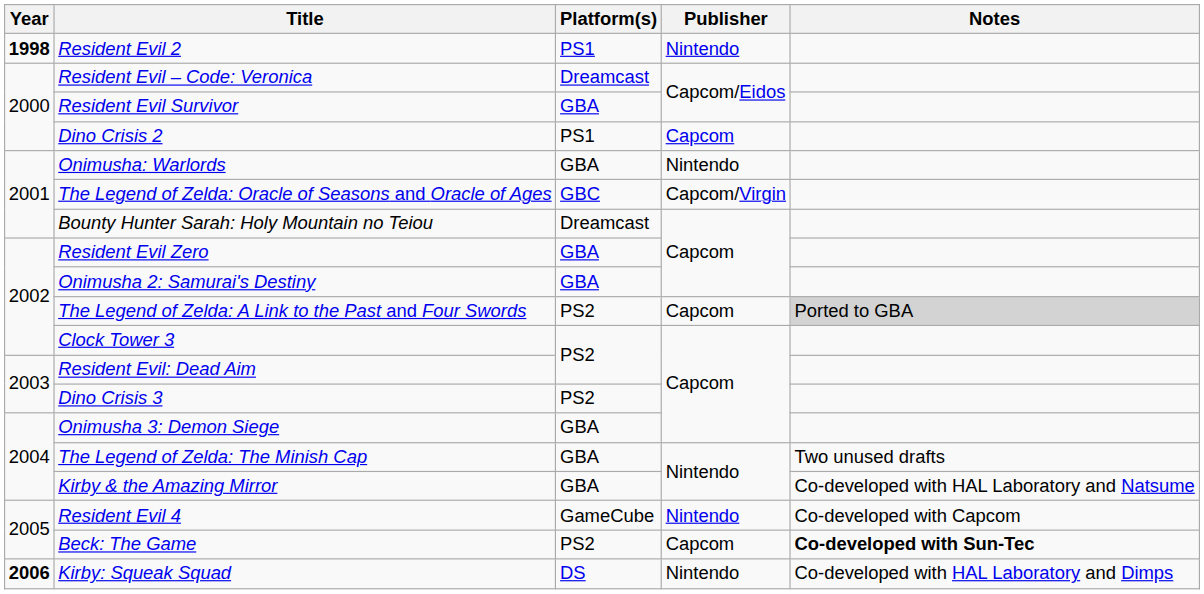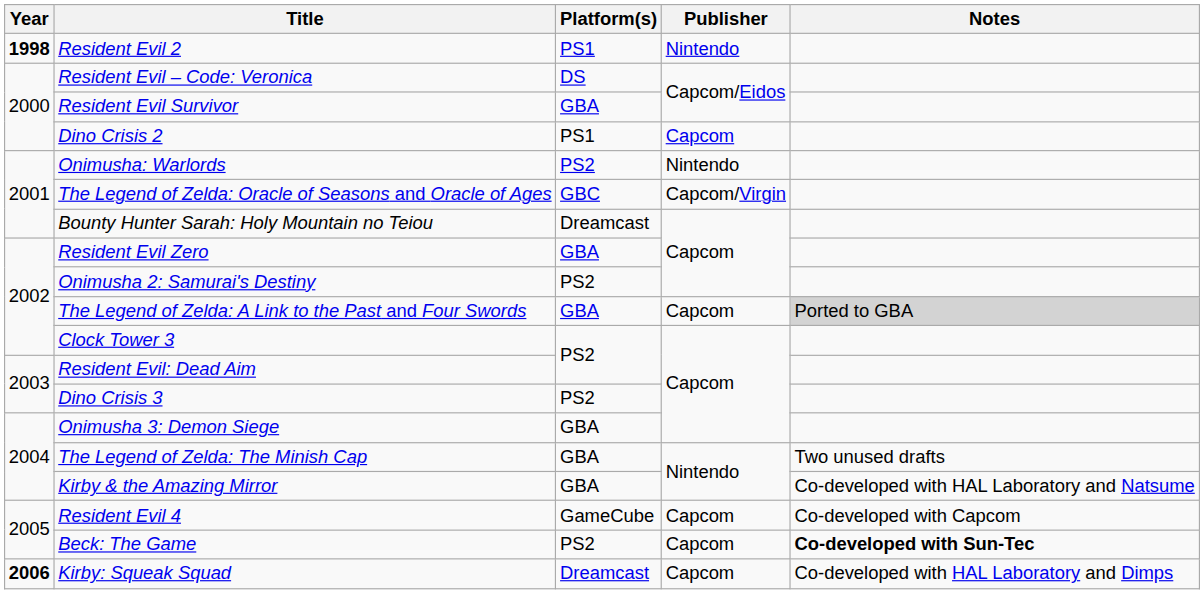(605, 77) Dreamcast -> (573, 77) DS
(580, 164) GBA -> (577, 164) PS2
(580, 281) GBA -> (577, 281) PS2
(577, 310) PS2 -> (580, 310) GBA
(703, 515) Nintendo -> (700, 515) Capcom
(573, 573) DS -> (605, 573) Dreamcast
(703, 573) Nintendo -> (700, 573) Capcom
